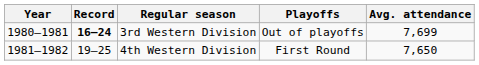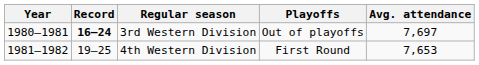(420, 32) 7,699 -> (420, 32) 7,697
(420, 51) 7,650 -> (420, 51) 7,653
